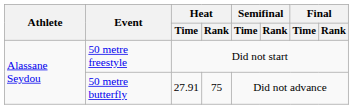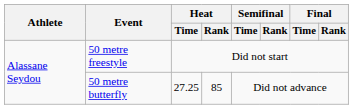(186, 88) 27.91 -> (186, 88) 27.25
(217, 88) 75 -> (217, 88) 85
